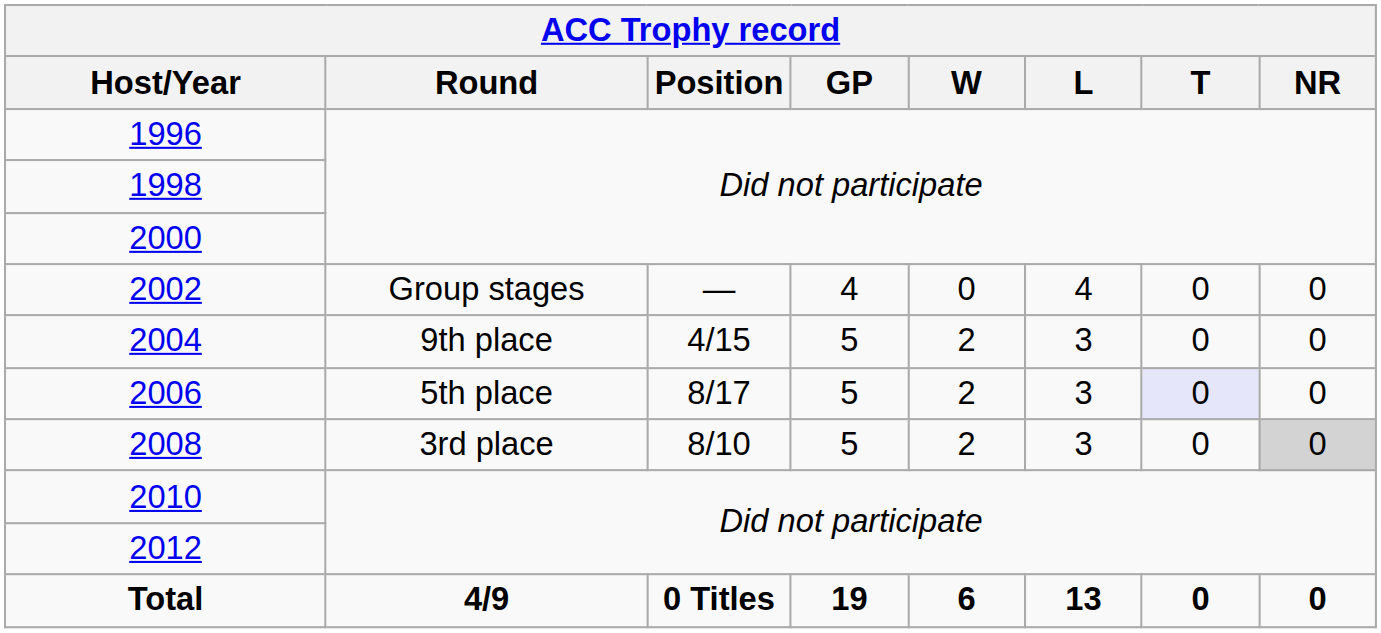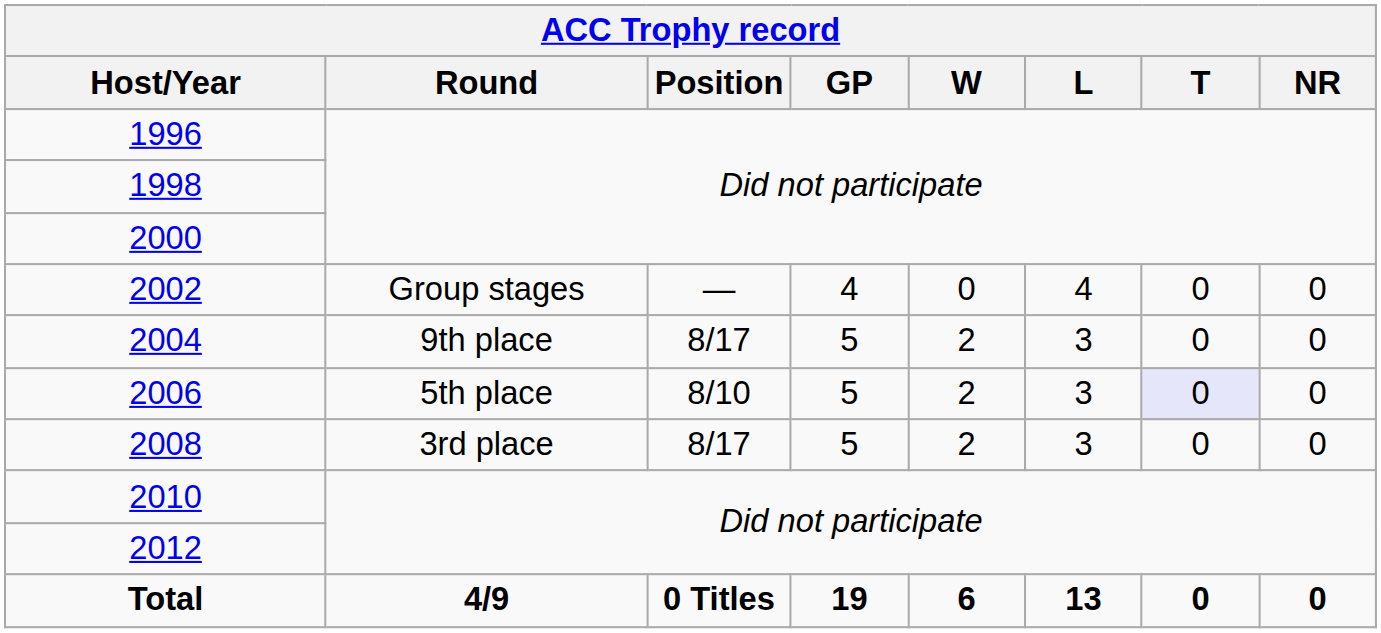(719, 340) 4/15 -> (719, 340) 8/17
(719, 392) 8/17 -> (719, 392) 8/10
(719, 444) 8/10 -> (719, 444) 8/17
(1318, 444) lightgrey background -> (1318, 444) no background
